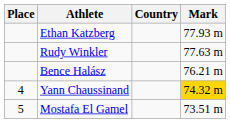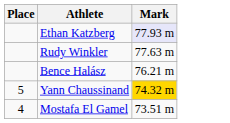- column: (156, 14)
(203, 33) no background -> (154, 33) lavender background
(21, 90) 4 -> (21, 90) 5
(21, 109) 5 -> (21, 109) 4
